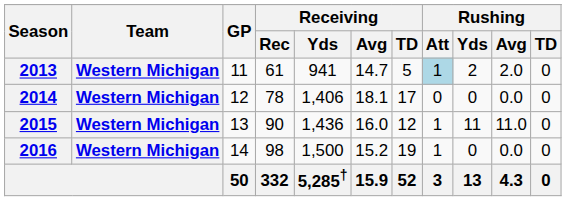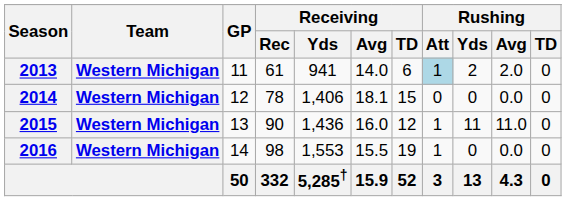(372, 71) 14.7 -> (372, 71) 14.0
(407, 71) 5 -> (407, 71) 6
(407, 97) 17 -> (407, 97) 15
(323, 151) 1,500 -> (323, 151) 1,553
(372, 151) 15.2 -> (372, 151) 15.5
